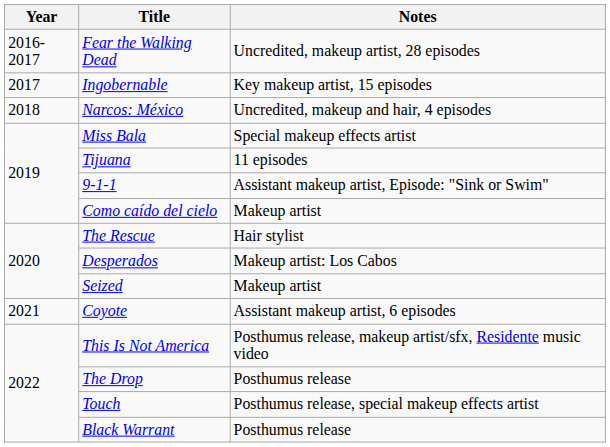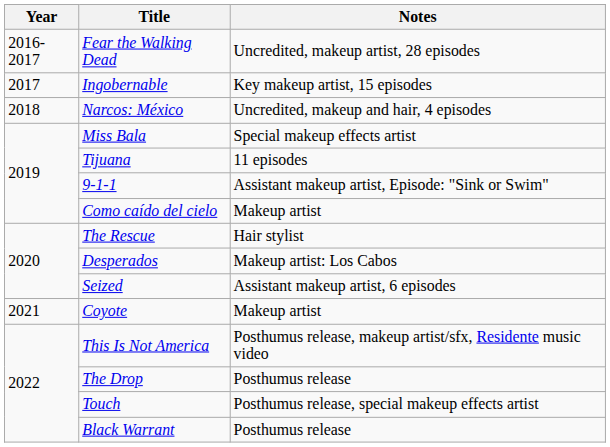(277, 286) Makeup artist -> (345, 286) Assistant makeup artist, 6 episodes
(345, 311) Assistant makeup artist, 6 episodes -> (277, 311) Makeup artist
